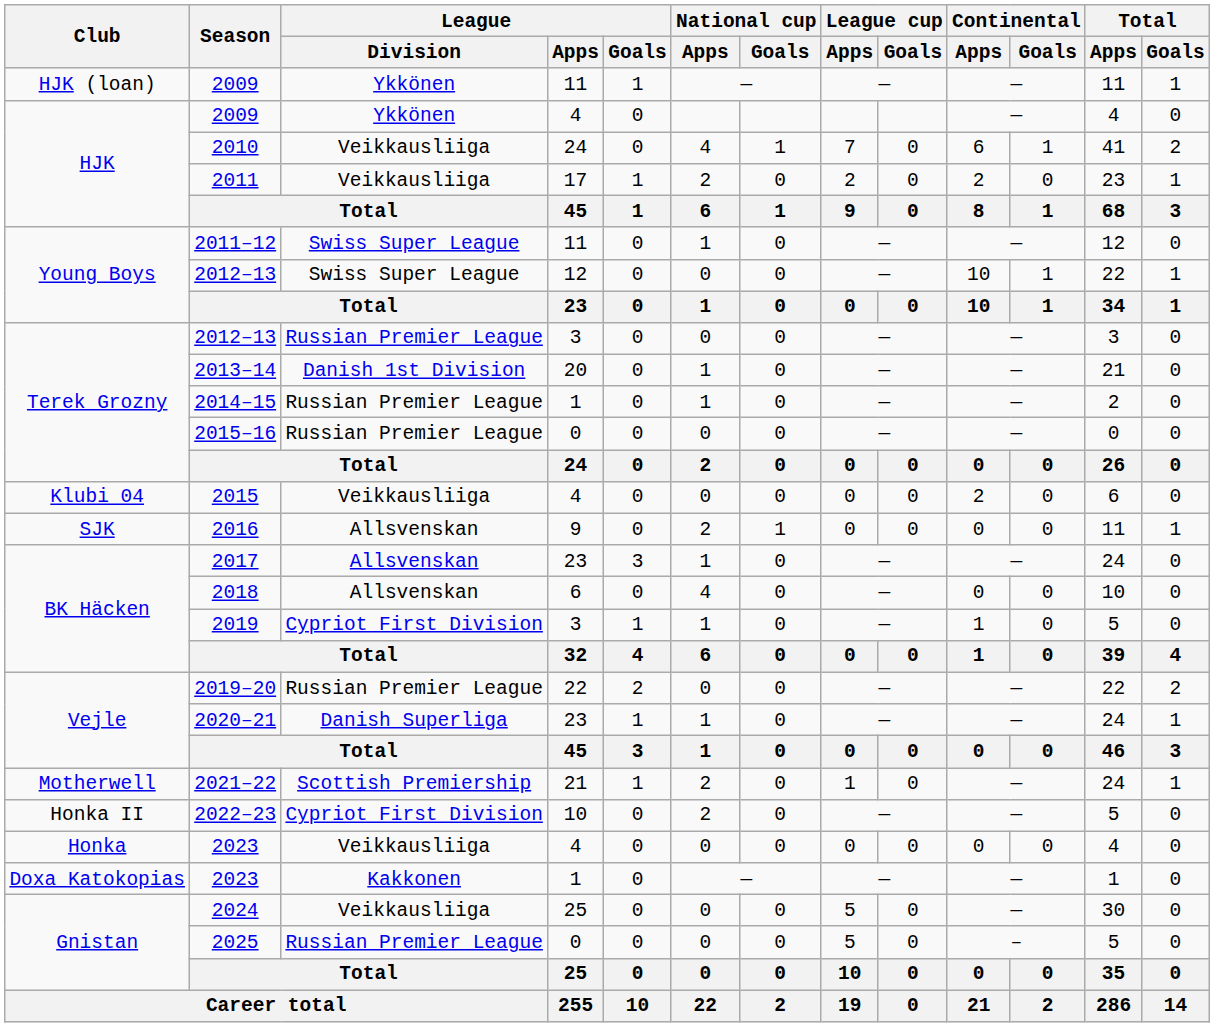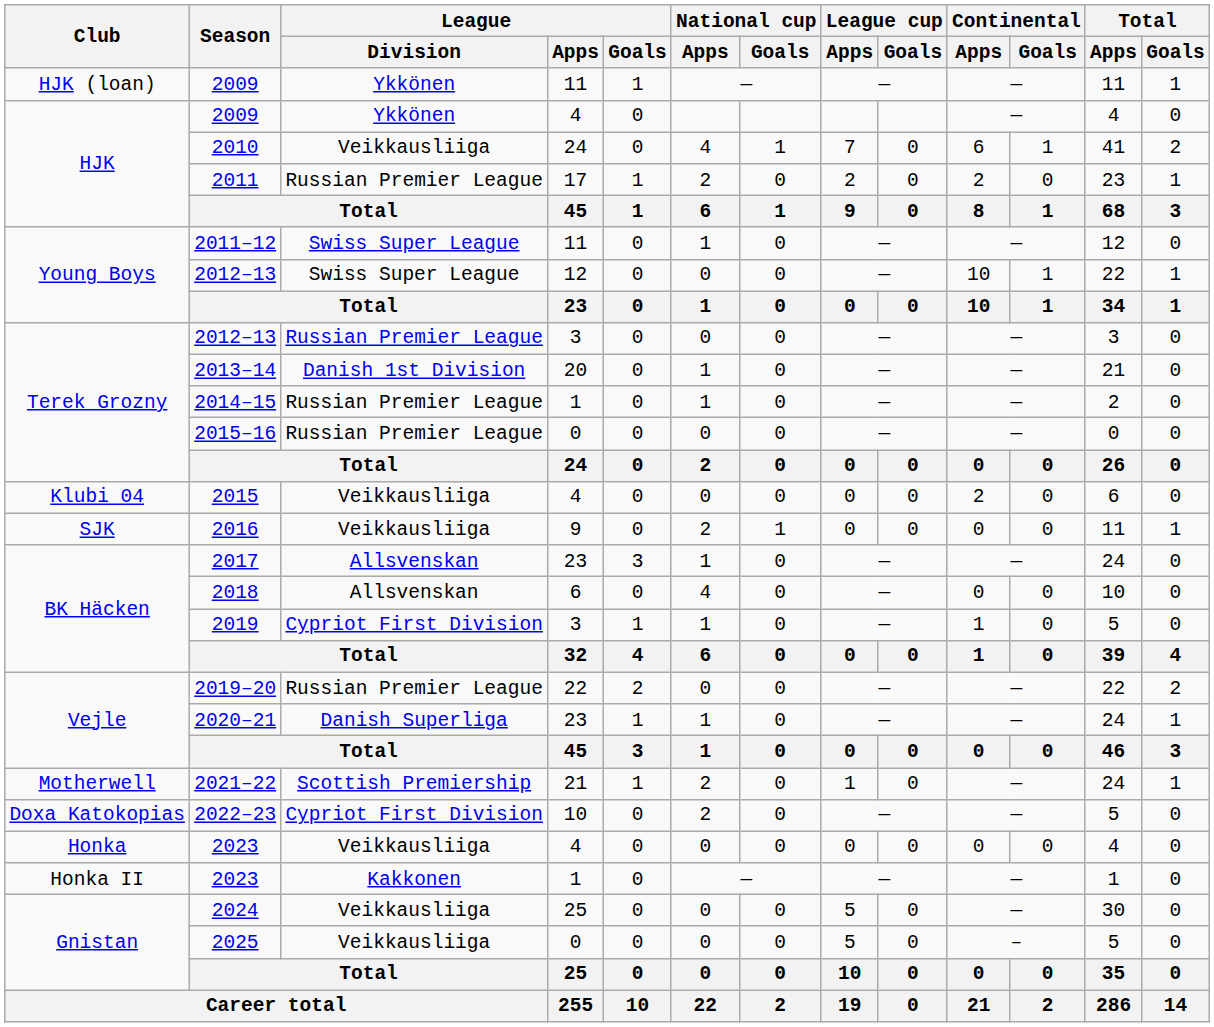(414, 180) Veikkausliiga -> (414, 180) Russian Premier League
(414, 529) Allsvenskan -> (414, 529) Veikkausliiga
(97, 815) Honka II -> (97, 815) Doxa Katokopias
(97, 879) Doxa Katokopias -> (97, 879) Honka II
(414, 942) Russian Premier League -> (414, 942) Veikkausliiga
